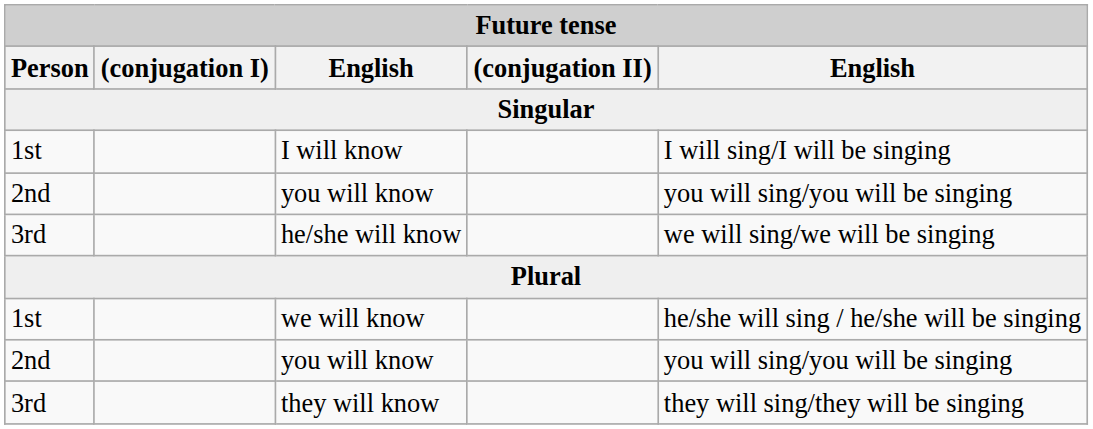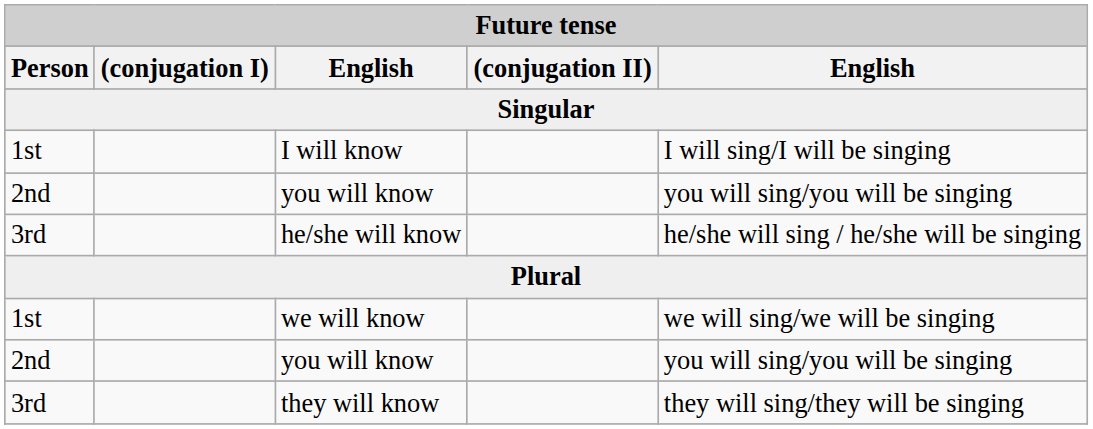(829, 234) we will sing/we will be singing -> (872, 234) he/she will sing / he/she will be singing
(872, 318) he/she will sing / he/she will be singing -> (829, 318) we will sing/we will be singing
